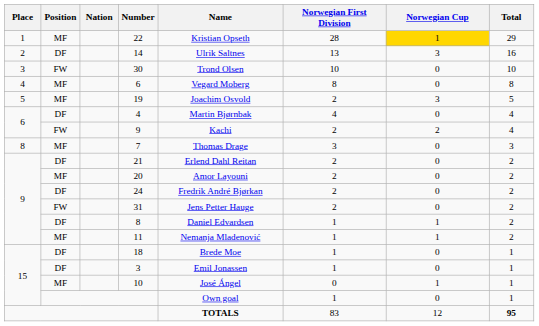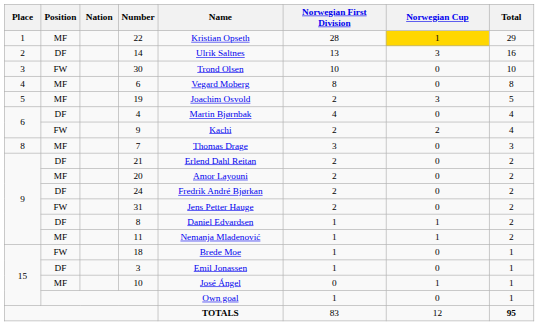(60, 252) DF -> (60, 252) FW
